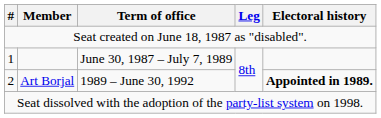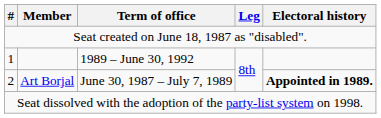(156, 59) June 30, 1987 – July 7, 1989 -> (137, 59) 1989 – June 30, 1992
(137, 81) 1989 – June 30, 1992 -> (156, 81) June 30, 1987 – July 7, 1989
